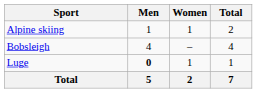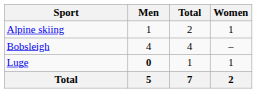columns swapped: (190, 12) <-> (231, 12)
